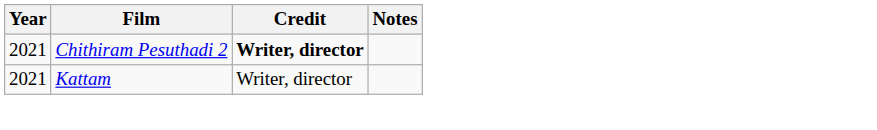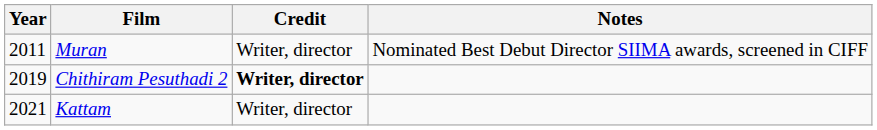+ row: (81, 49)
(28, 49) 2021 -> (28, 79) 2019
